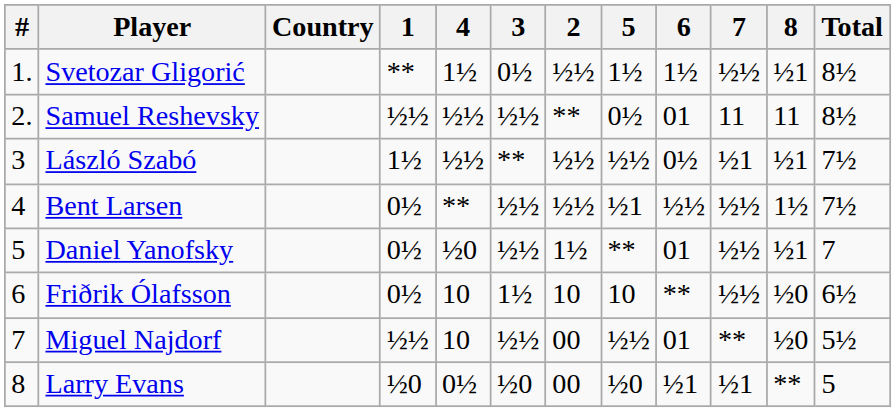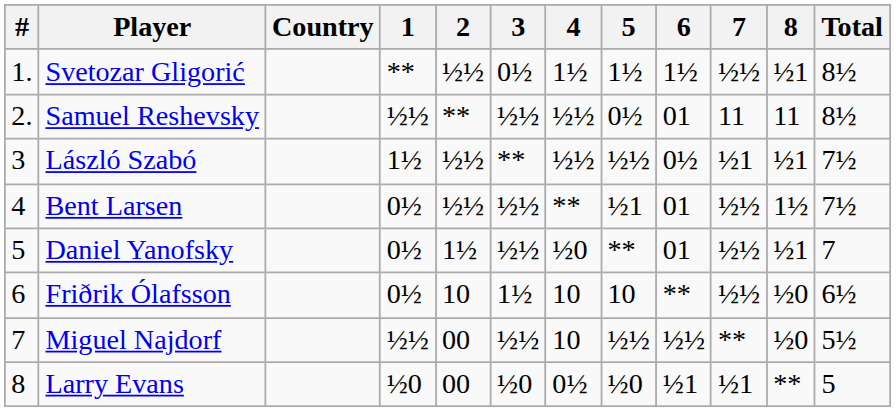columns swapped: (573, 26) <-> (463, 26)
(684, 205) ½½ -> (677, 205) 01
(677, 339) 01 -> (684, 339) ½½
